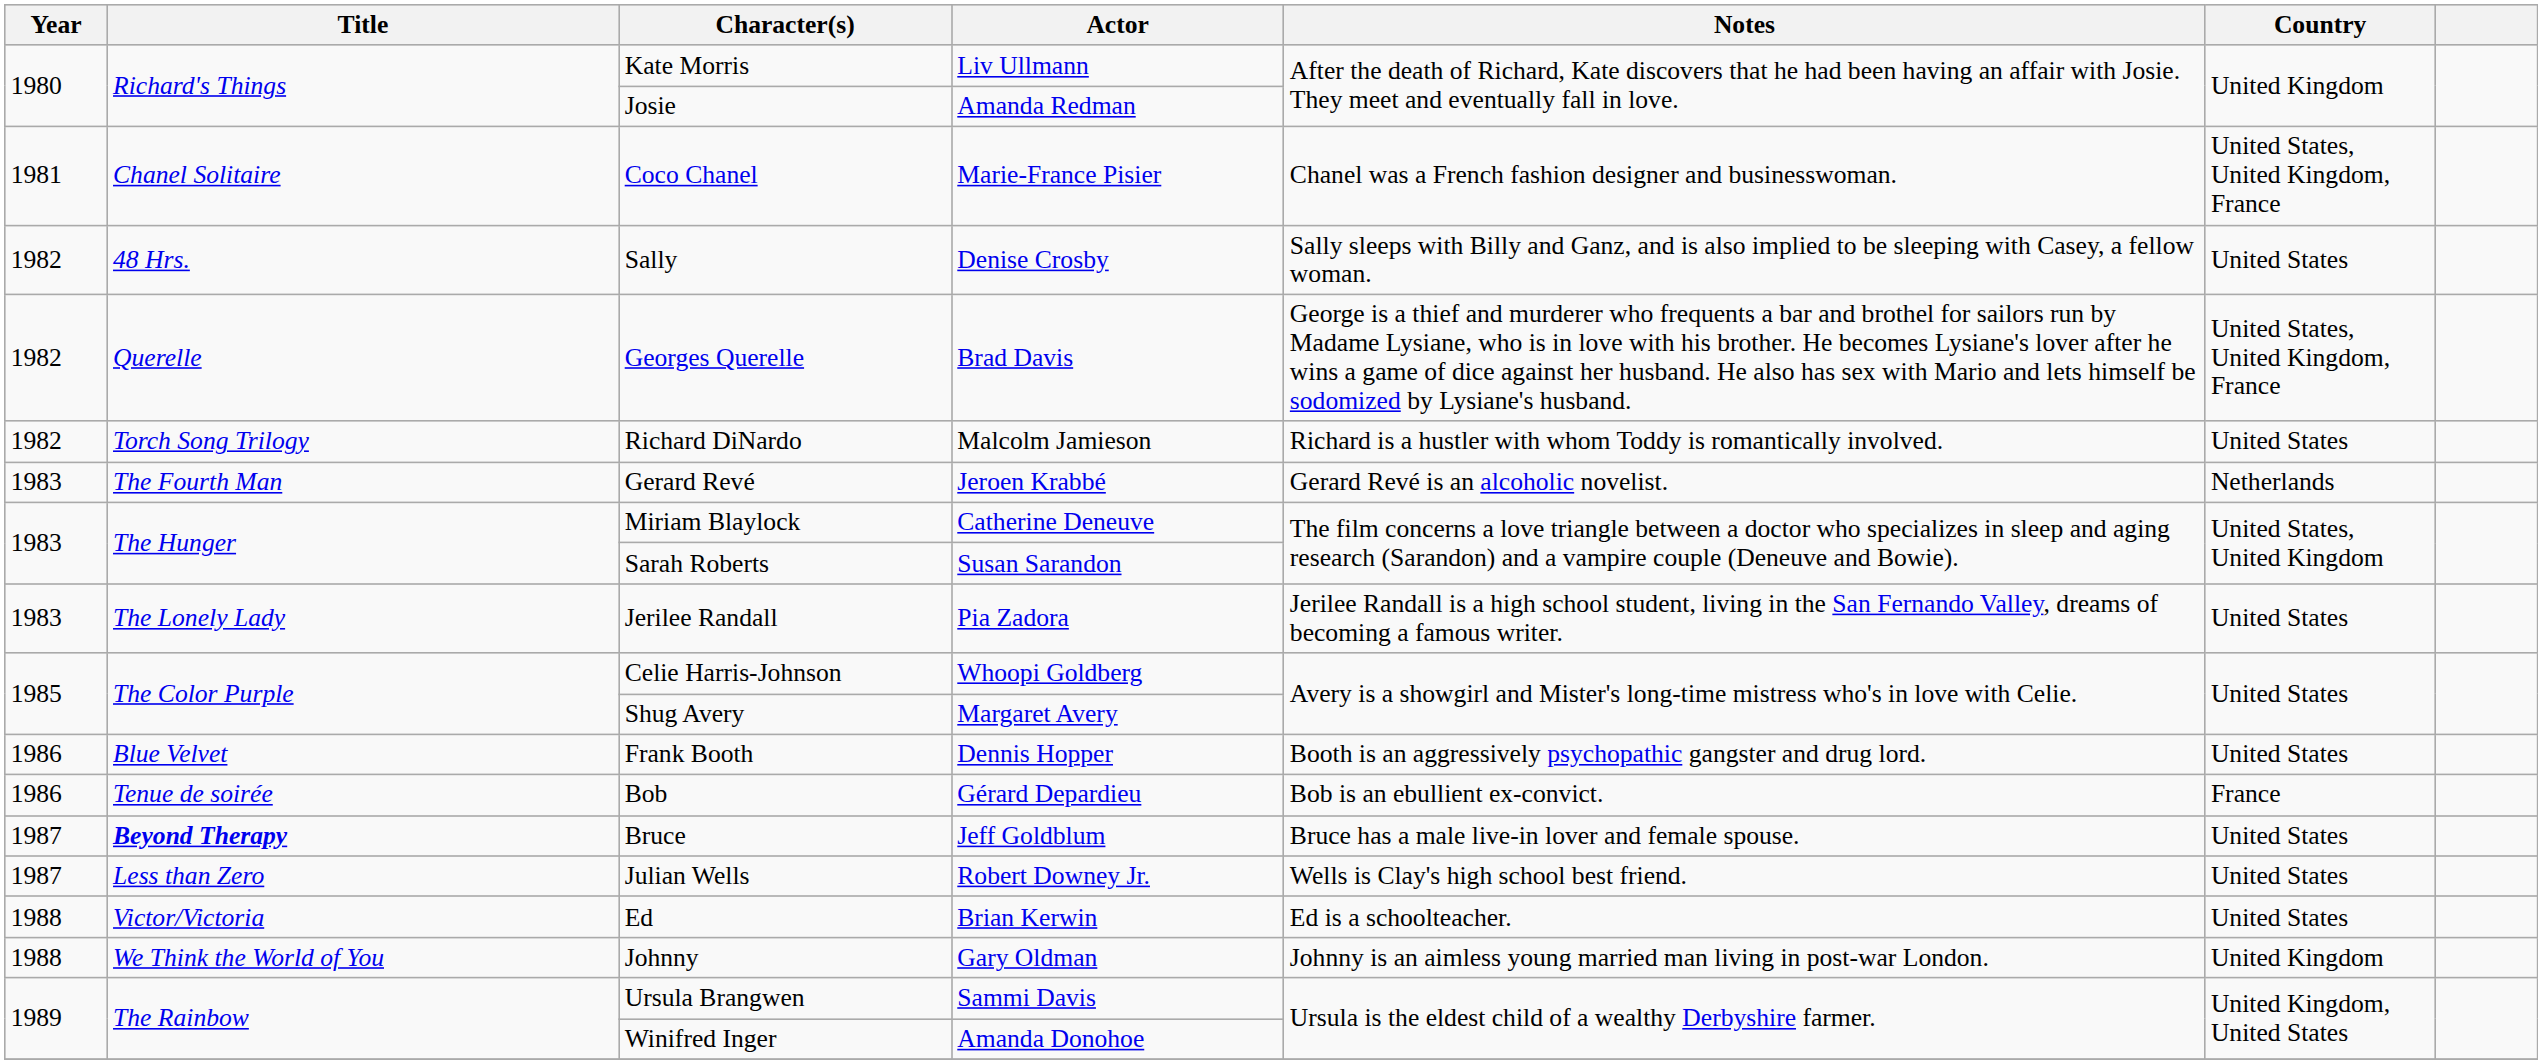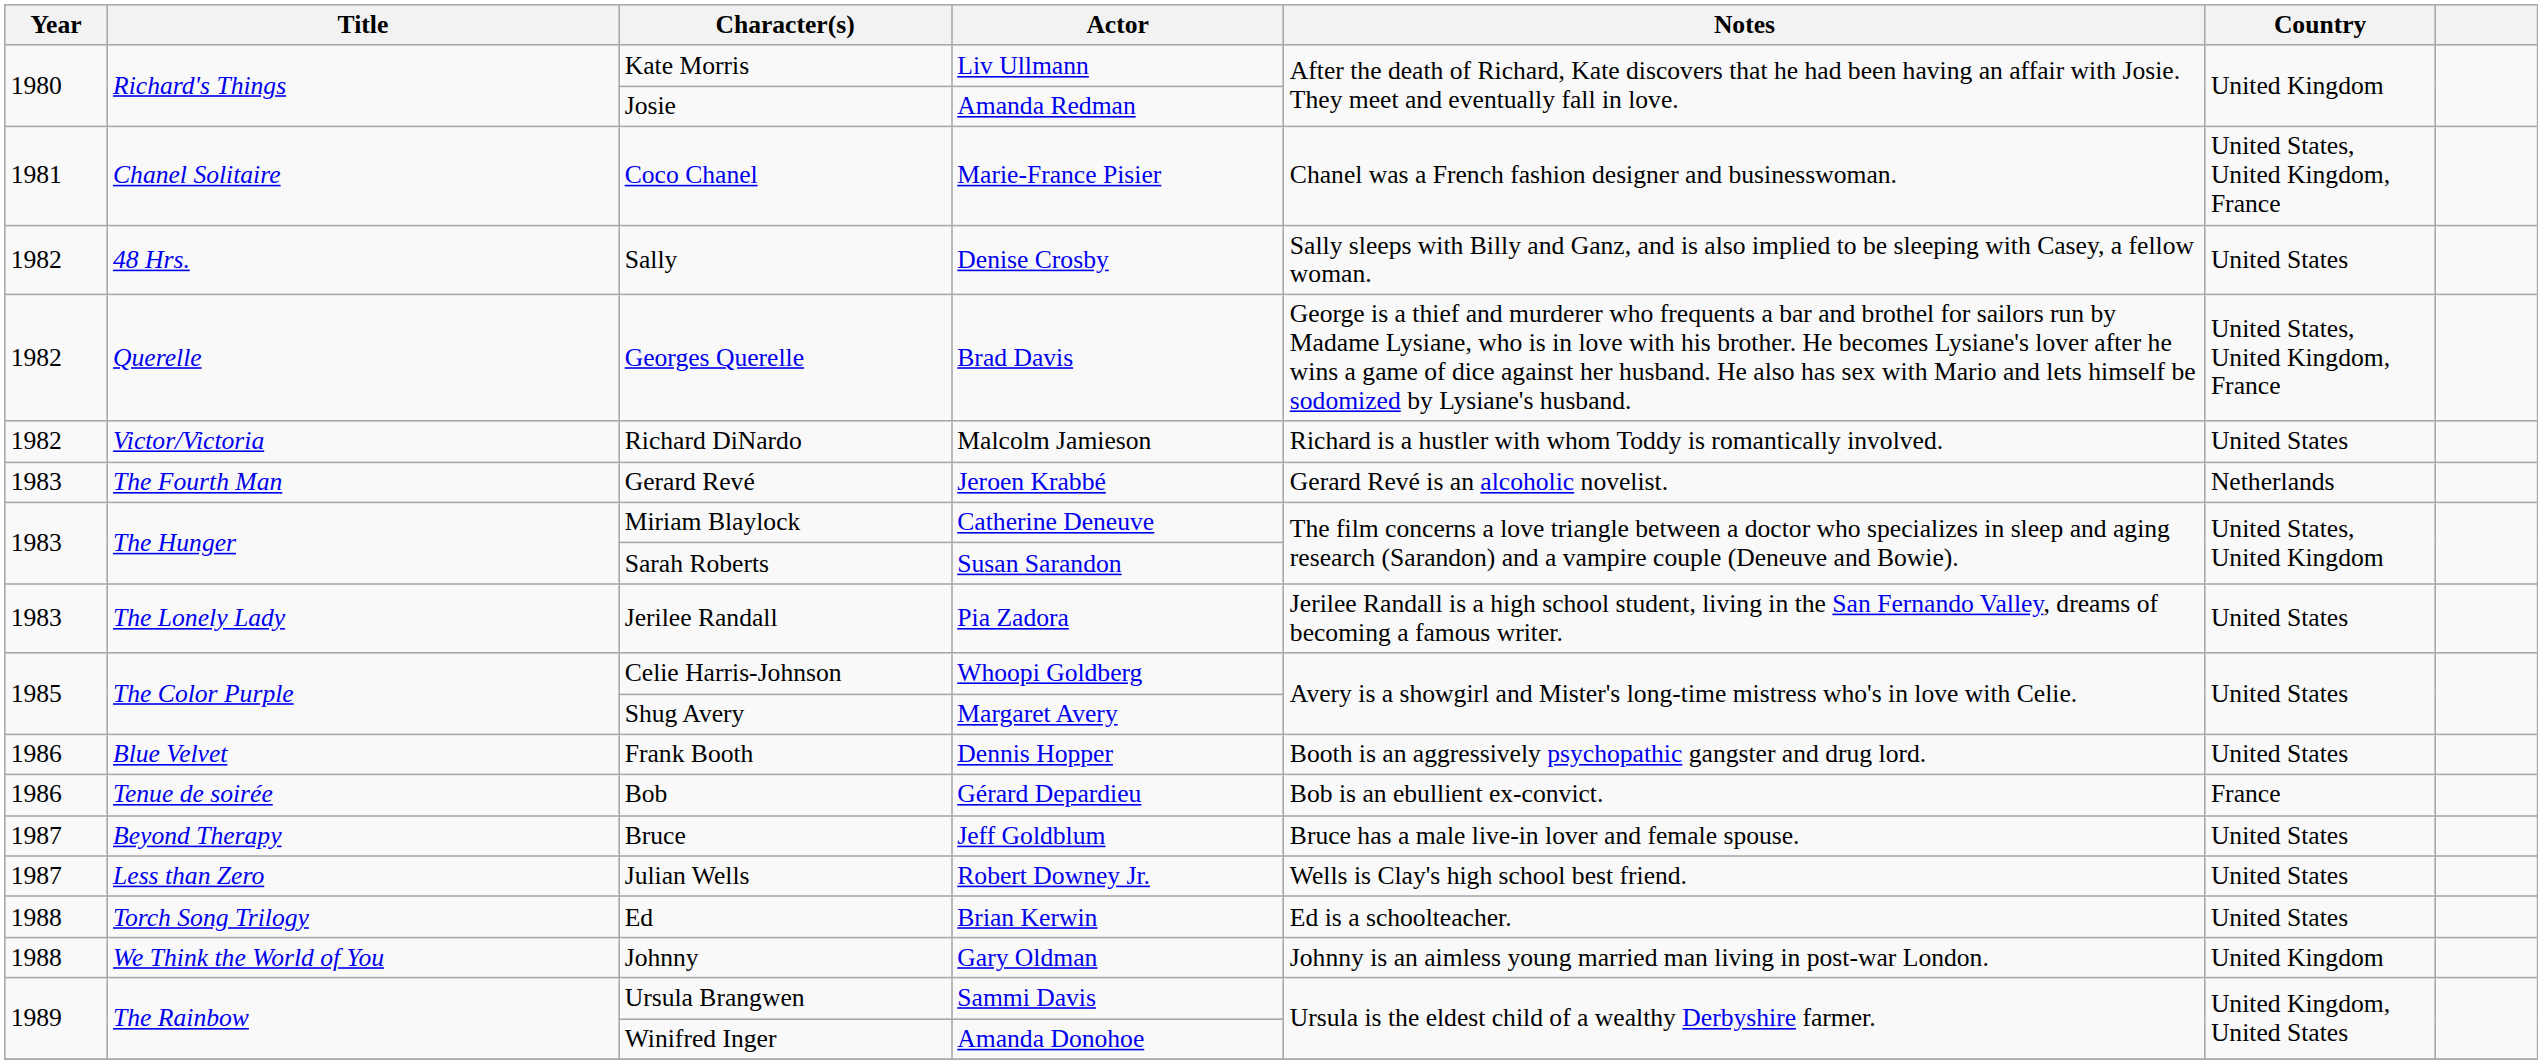(211, 441) Torch Song Trilogy -> (189, 441) Victor/Victoria
(200, 835) bold -> (197, 835) normal
(189, 916) Victor/Victoria -> (211, 916) Torch Song Trilogy
